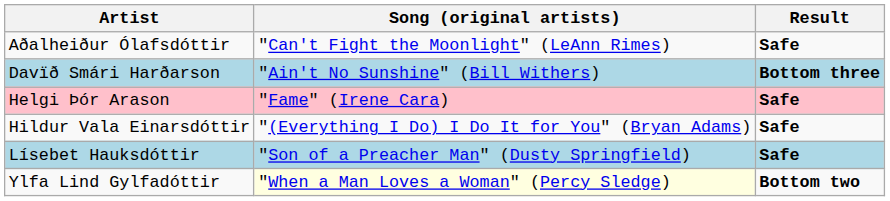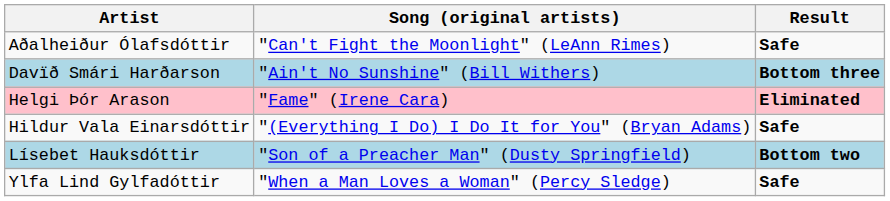(779, 100) Safe -> (810, 100) Eliminated
(779, 155) Safe -> (810, 155) Bottom two
(464, 182) lightyellow background -> (464, 182) no background
(810, 182) Bottom two -> (779, 182) Safe
